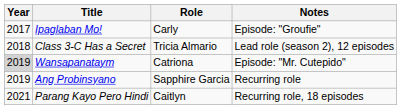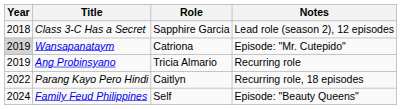- row: (69, 29)
(185, 46) Tricia Almario -> (191, 29) Sapphire Garcia
(191, 79) Sapphire Garcia -> (185, 63) Tricia Almario
(19, 96) 2021 -> (19, 79) 2022
+ row: (91, 96)
